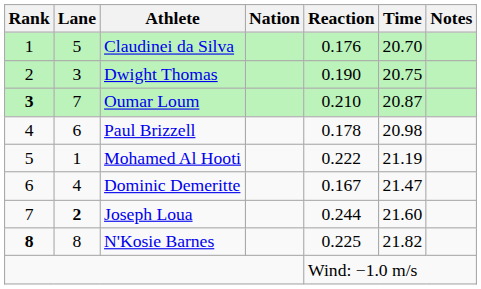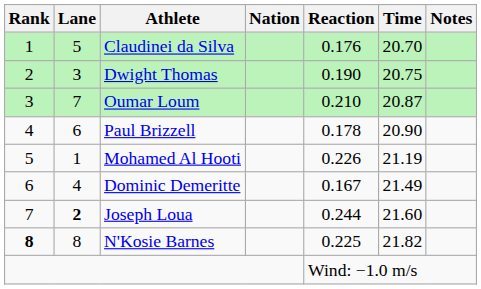(29, 102) bold -> (29, 102) normal
(402, 130) 20.98 -> (402, 130) 20.90
(341, 158) 0.222 -> (341, 158) 0.226
(402, 185) 21.47 -> (402, 185) 21.49
